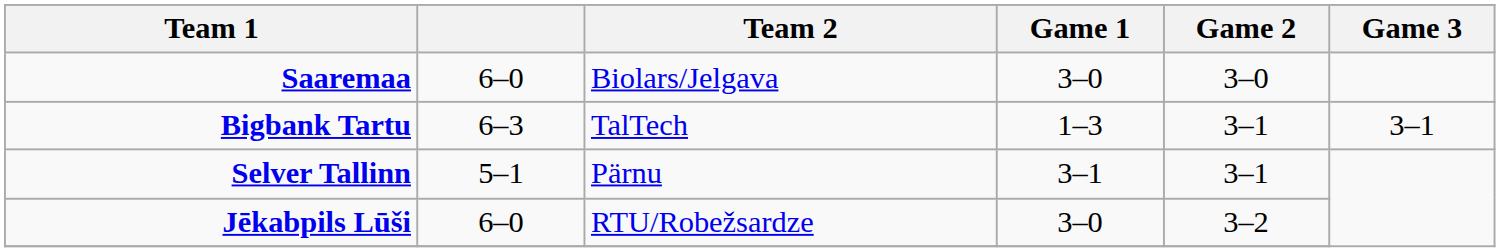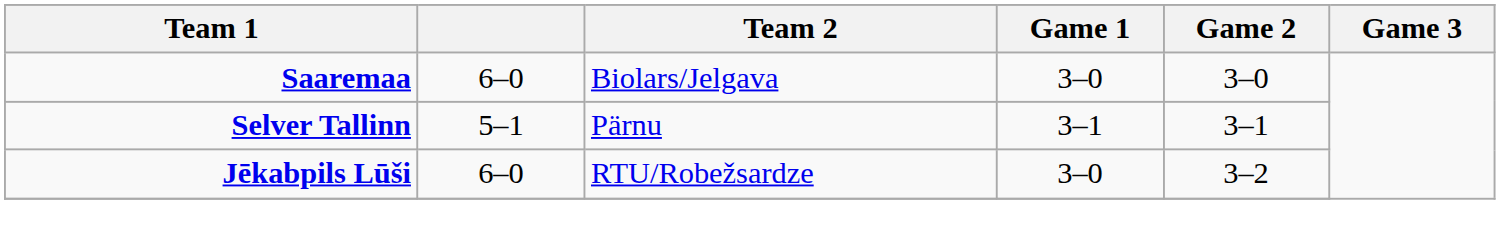- row: (316, 125)
